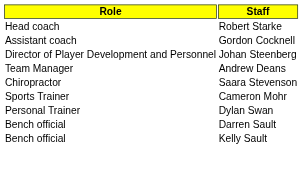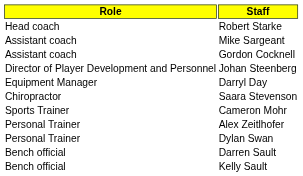+ row: (252, 40)
- row: (252, 68)
+ row: (243, 82)
+ row: (251, 125)
